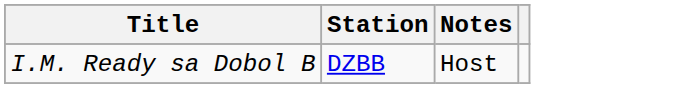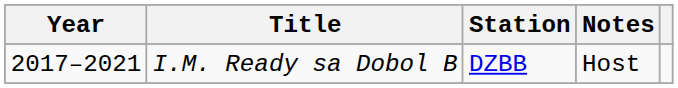+ column: (76, 25)
